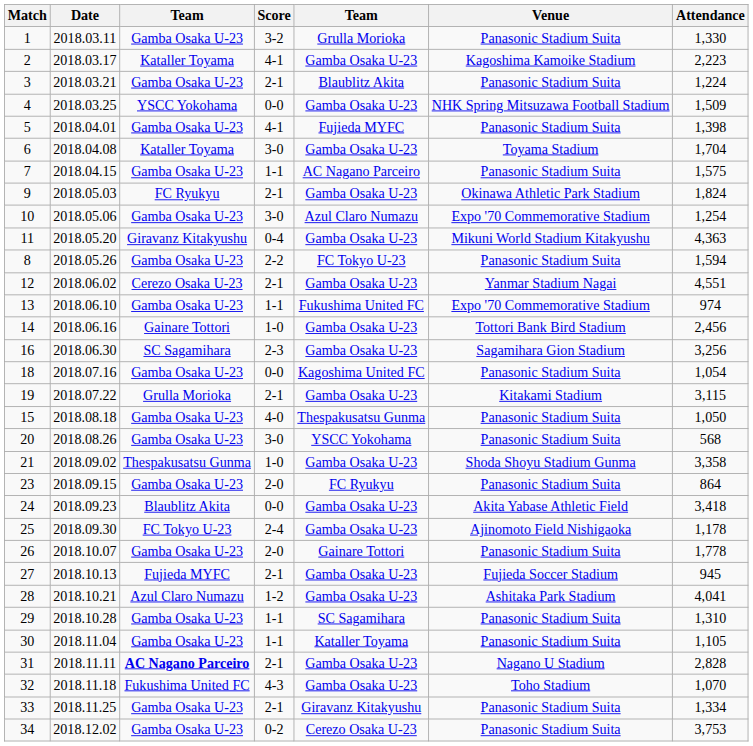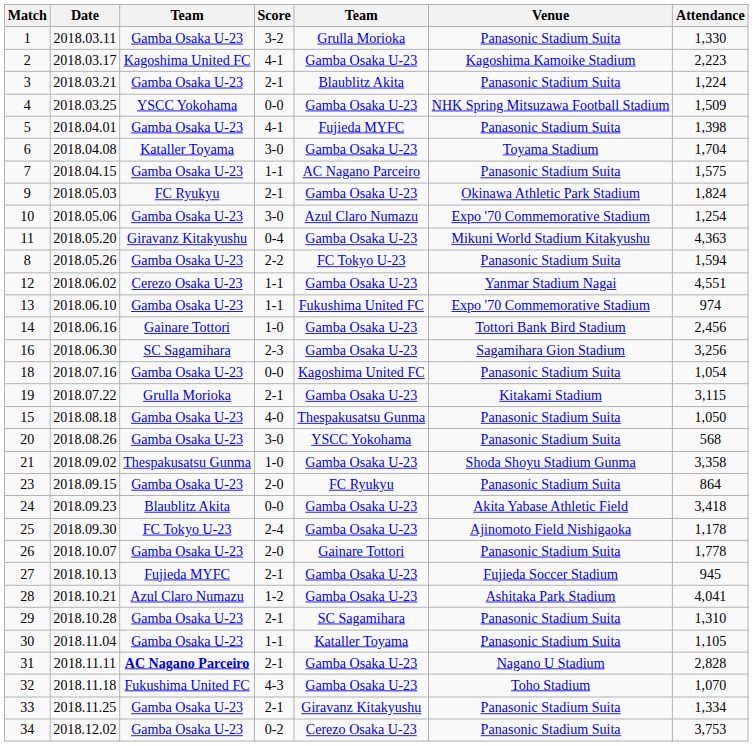(187, 60) Kataller Toyama -> (187, 60) Kagoshima United FC
(274, 283) 2-1 -> (274, 283) 1-1
(274, 618) 1-1 -> (274, 618) 2-1
